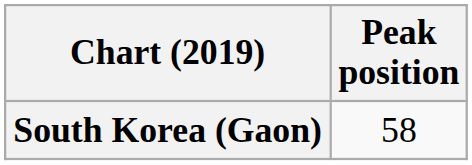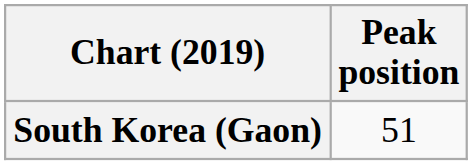(399, 129) 58 -> (399, 129) 51
